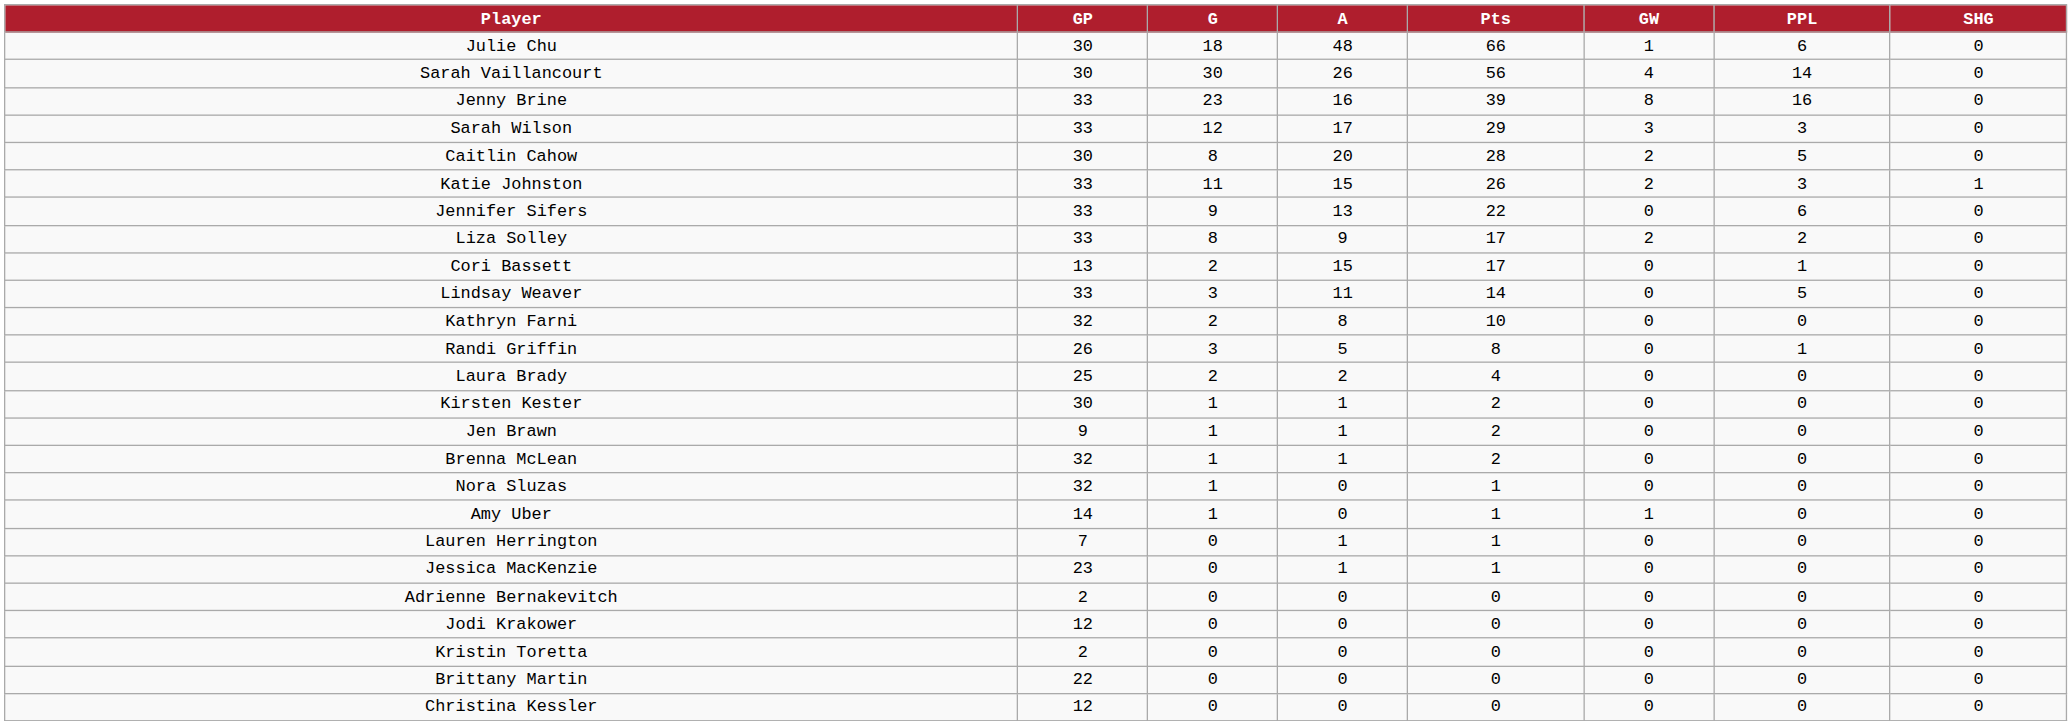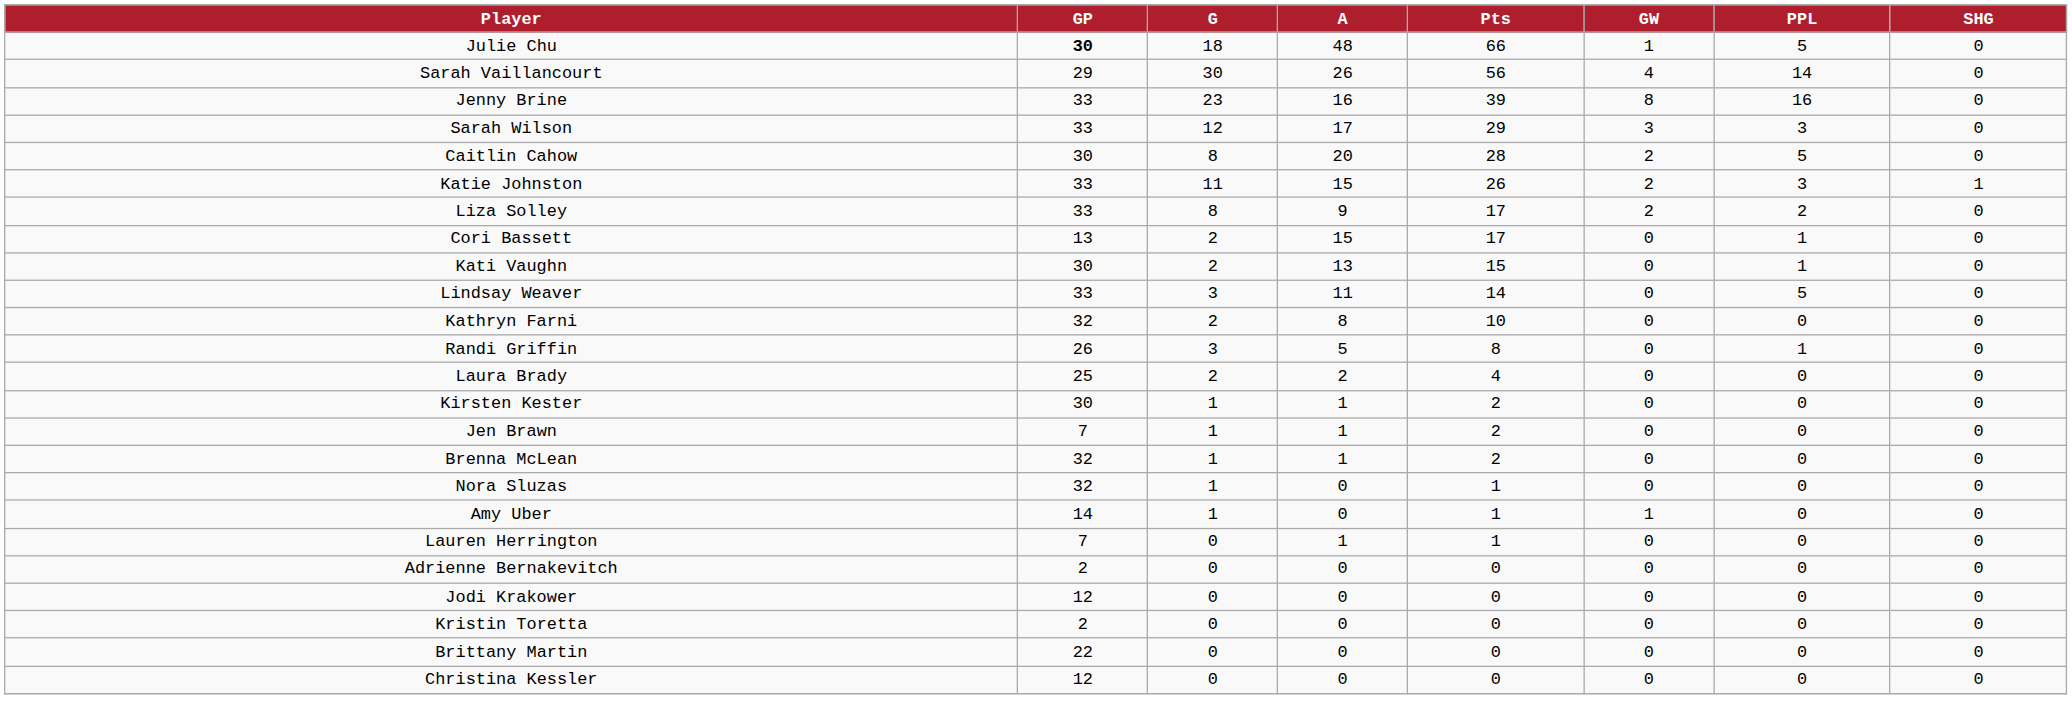(1083, 46) normal -> (1083, 46) bold
(1802, 46) 6 -> (1802, 46) 5
(1083, 74) 30 -> (1083, 74) 29
- row: (511, 211)
+ row: (511, 266)
(1083, 432) 9 -> (1083, 432) 7
- row: (511, 569)
